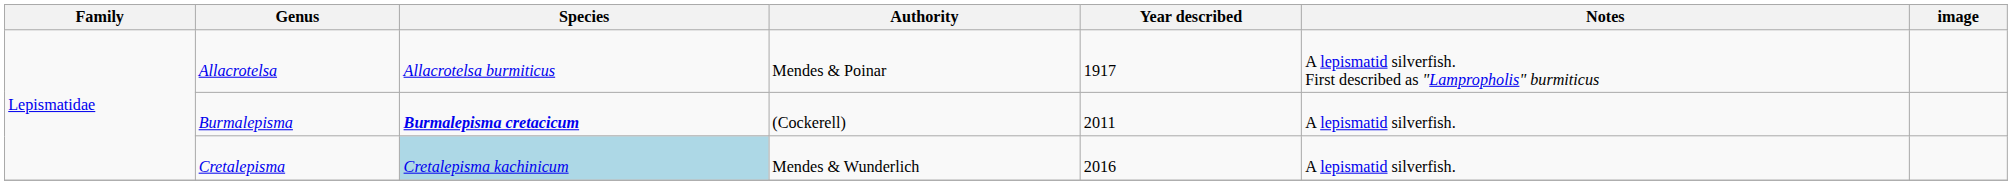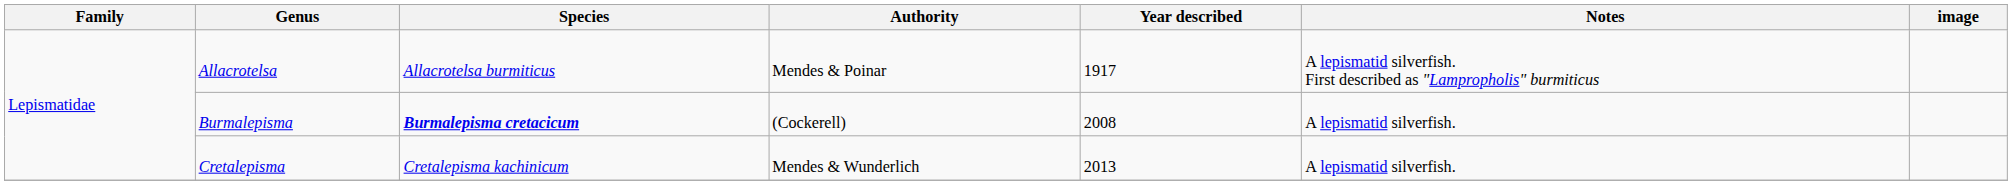(1100, 123) 2011 -> (1100, 123) 2008
(486, 166) lightblue background -> (486, 166) no background
(1100, 166) 2016 -> (1100, 166) 2013
